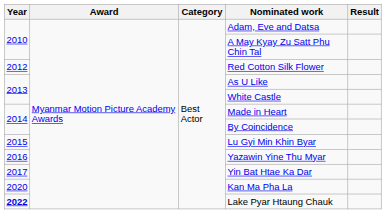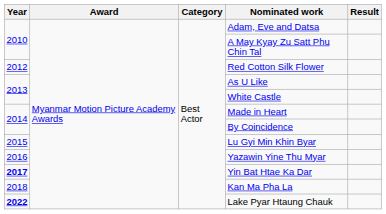(17, 172) normal -> (17, 172) bold
(17, 187) 2020 -> (17, 187) 2018
